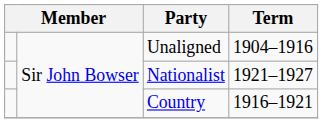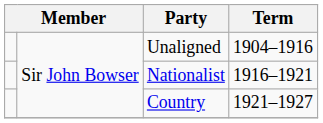(273, 74) 1921–1927 -> (273, 74) 1916–1921
(273, 103) 1916–1921 -> (273, 103) 1921–1927
